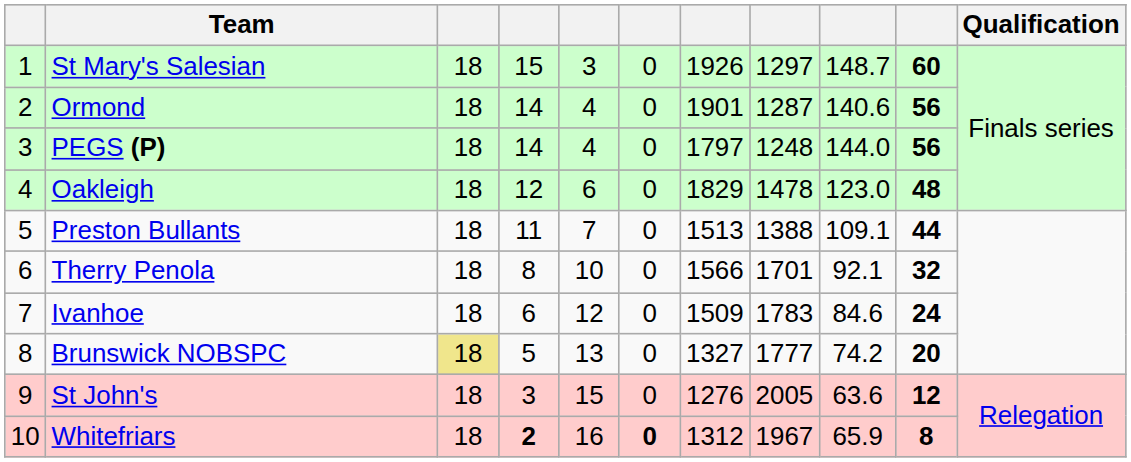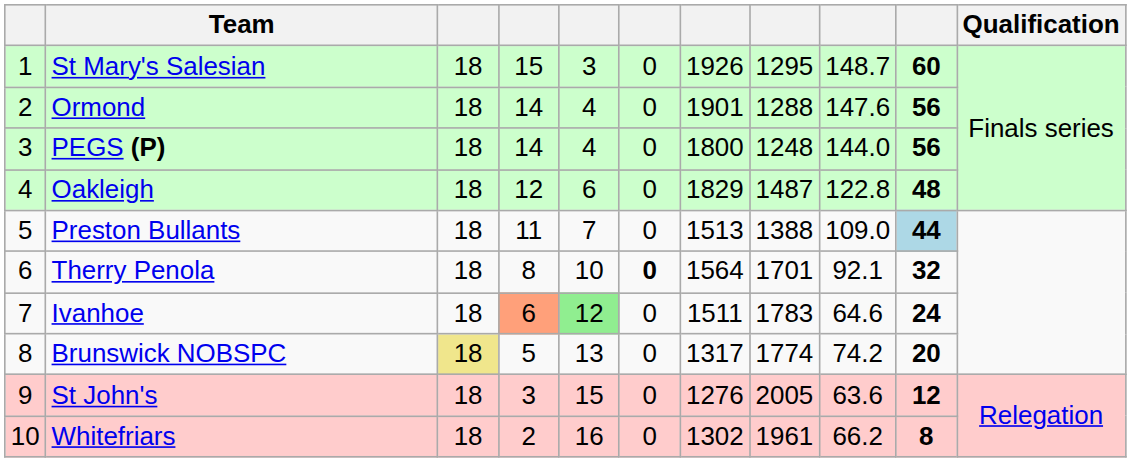(784, 66) 1297 -> (784, 66) 1295
(784, 107) 1287 -> (784, 107) 1288
(858, 107) 140.6 -> (858, 107) 147.6
(715, 148) 1797 -> (715, 148) 1800
(784, 189) 1478 -> (784, 189) 1487
(858, 189) 123.0 -> (858, 189) 122.8
(858, 230) 109.1 -> (858, 230) 109.0
(926, 230) no background -> (926, 230) lightblue background
(650, 271) normal -> (650, 271) bold
(715, 271) 1566 -> (715, 271) 1564
(529, 312) no background -> (529, 312) lightsalmon background
(589, 312) no background -> (589, 312) lightgreen background
(715, 312) 1509 -> (715, 312) 1511
(858, 312) 84.6 -> (858, 312) 64.6
(715, 353) 1327 -> (715, 353) 1317
(784, 353) 1777 -> (784, 353) 1774
(529, 436) bold -> (529, 436) normal
(650, 436) bold -> (650, 436) normal
(715, 436) 1312 -> (715, 436) 1302
(784, 436) 1967 -> (784, 436) 1961
(858, 436) 65.9 -> (858, 436) 66.2
